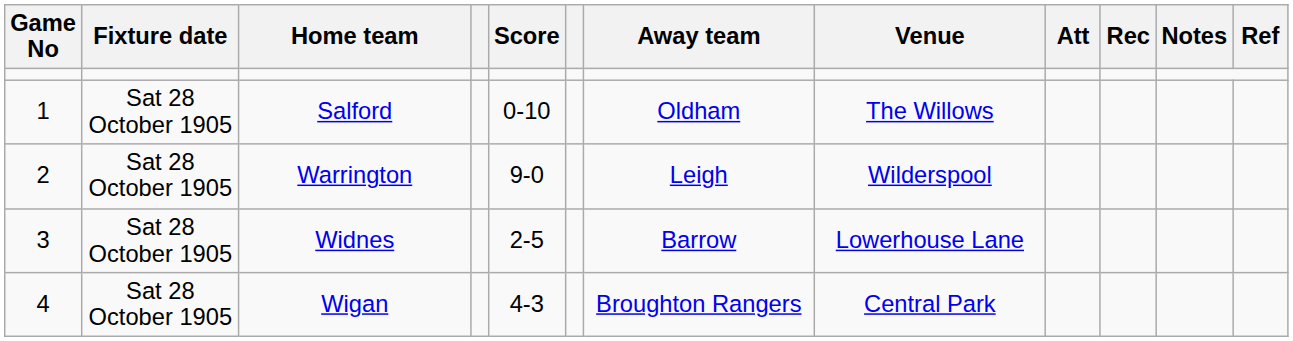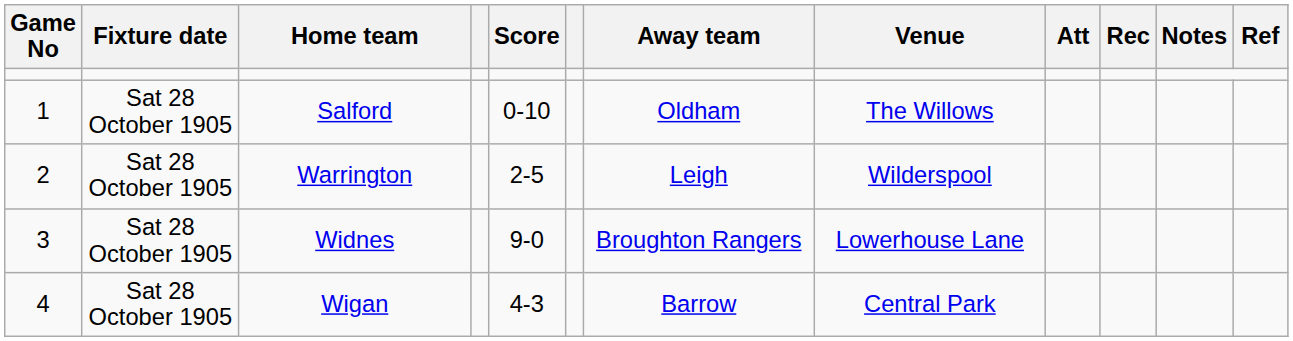(527, 175) 9-0 -> (527, 175) 2-5
(527, 240) 2-5 -> (527, 240) 9-0
(699, 240) Barrow -> (699, 240) Broughton Rangers
(699, 304) Broughton Rangers -> (699, 304) Barrow
